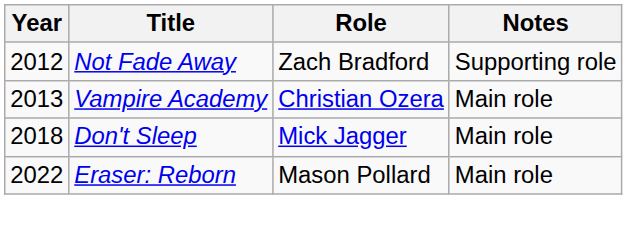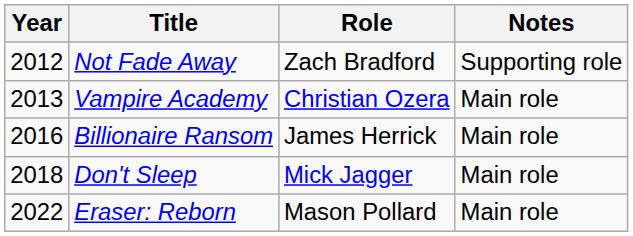+ row: (174, 136)
